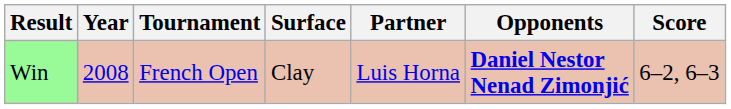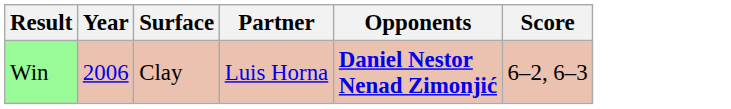- column: (200, 22)
(106, 71) 2008 -> (106, 71) 2006
